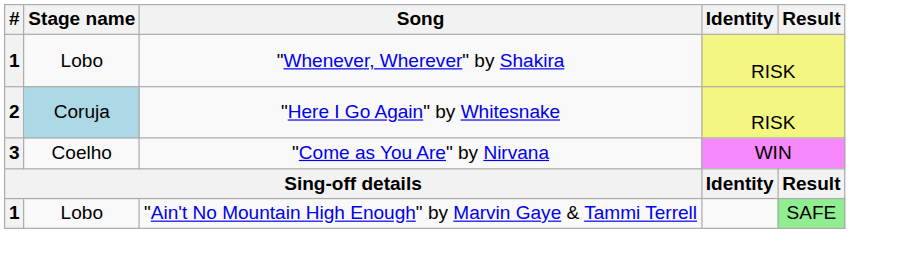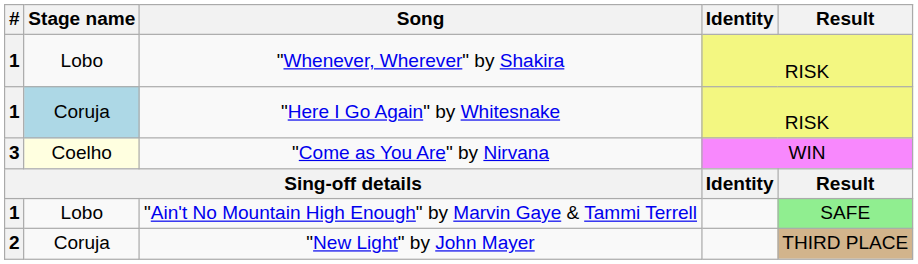(14, 112) 2 -> (14, 112) 1
(82, 153) no background -> (82, 153) lightyellow background
+ row: (421, 243)
